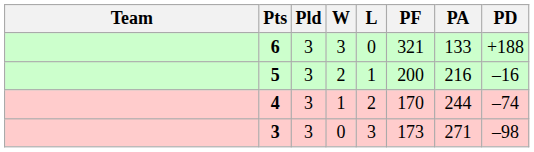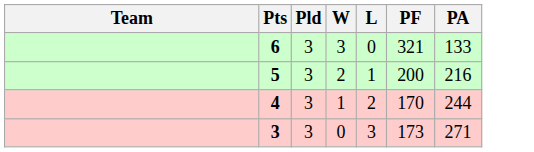- column: (505, 18)
